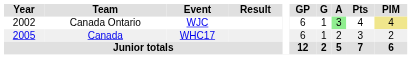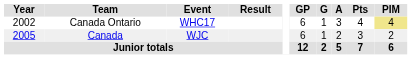(197, 23) WJC -> (197, 23) WHC17
(339, 23) lightgreen background -> (339, 23) no background
(197, 35) WHC17 -> (197, 35) WJC
